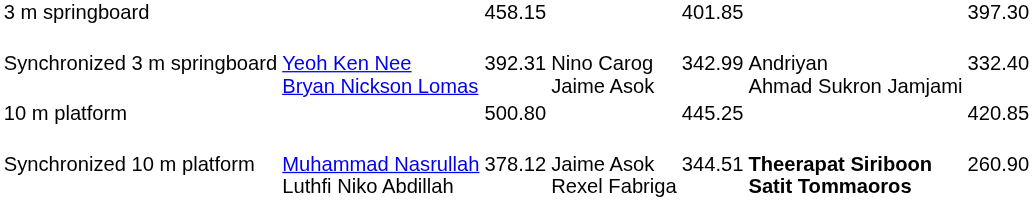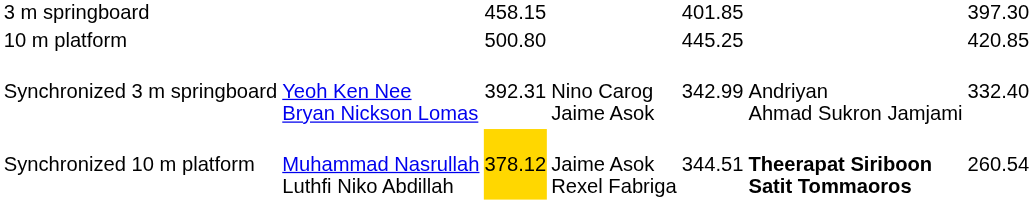rows swapped: (65, 113) <-> (140, 63)
(515, 164) no background -> (515, 164) gold background
(998, 164) 260.90 -> (998, 164) 260.54
